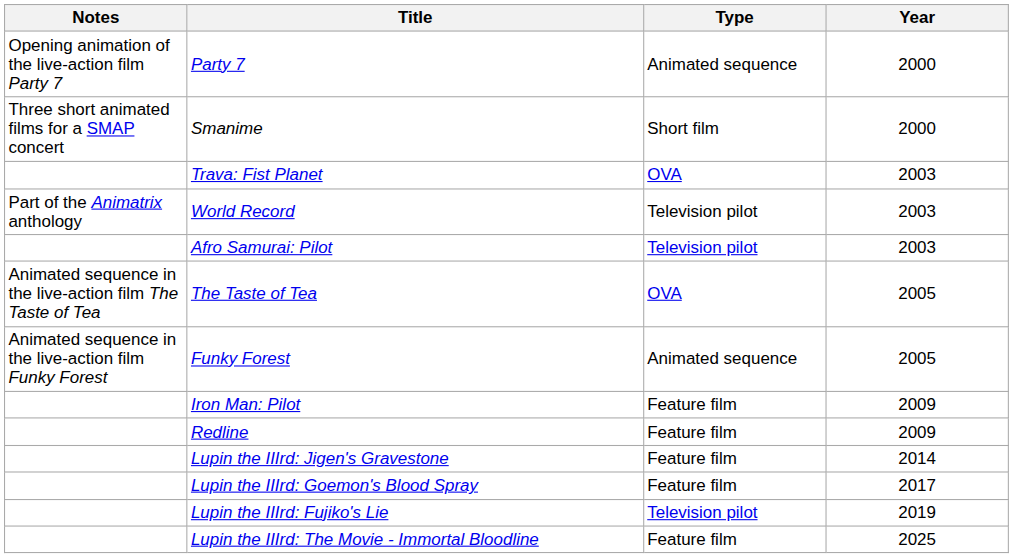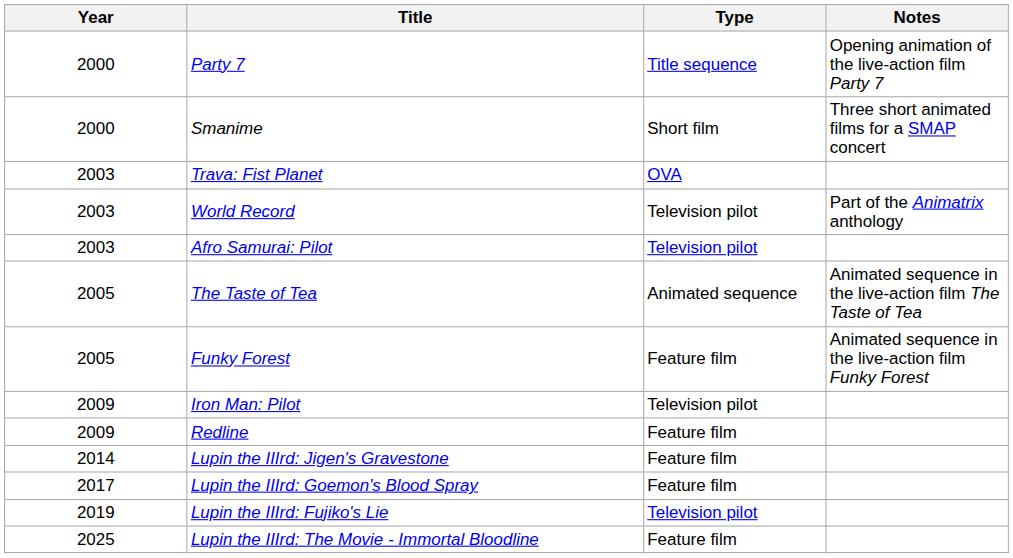columns swapped: (917, 17) <-> (96, 17)
(722, 63) Animated sequence -> (702, 63) Title sequence
(665, 293) OVA -> (722, 293) Animated sequence
(722, 358) Animated sequence -> (692, 358) Feature film
(692, 404) Feature film -> (702, 404) Television pilot
